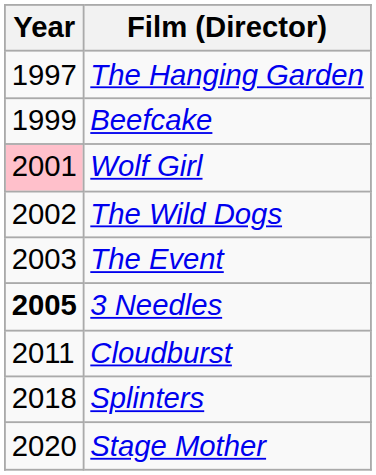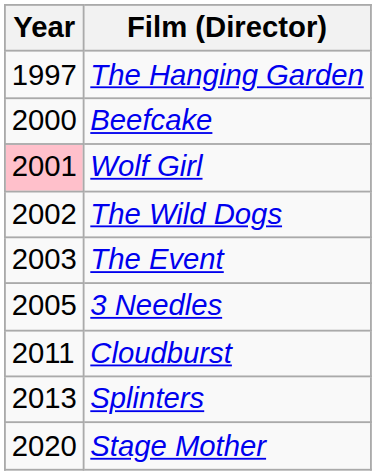(44, 120) 1999 -> (44, 120) 2000
(44, 306) bold -> (44, 306) normal
(44, 399) 2018 -> (44, 399) 2013
